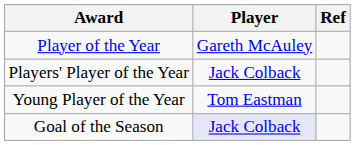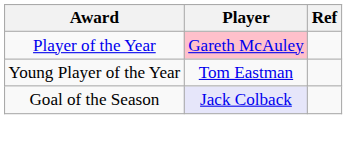(255, 45) no background -> (246, 45) pink background
- row: (99, 72)
